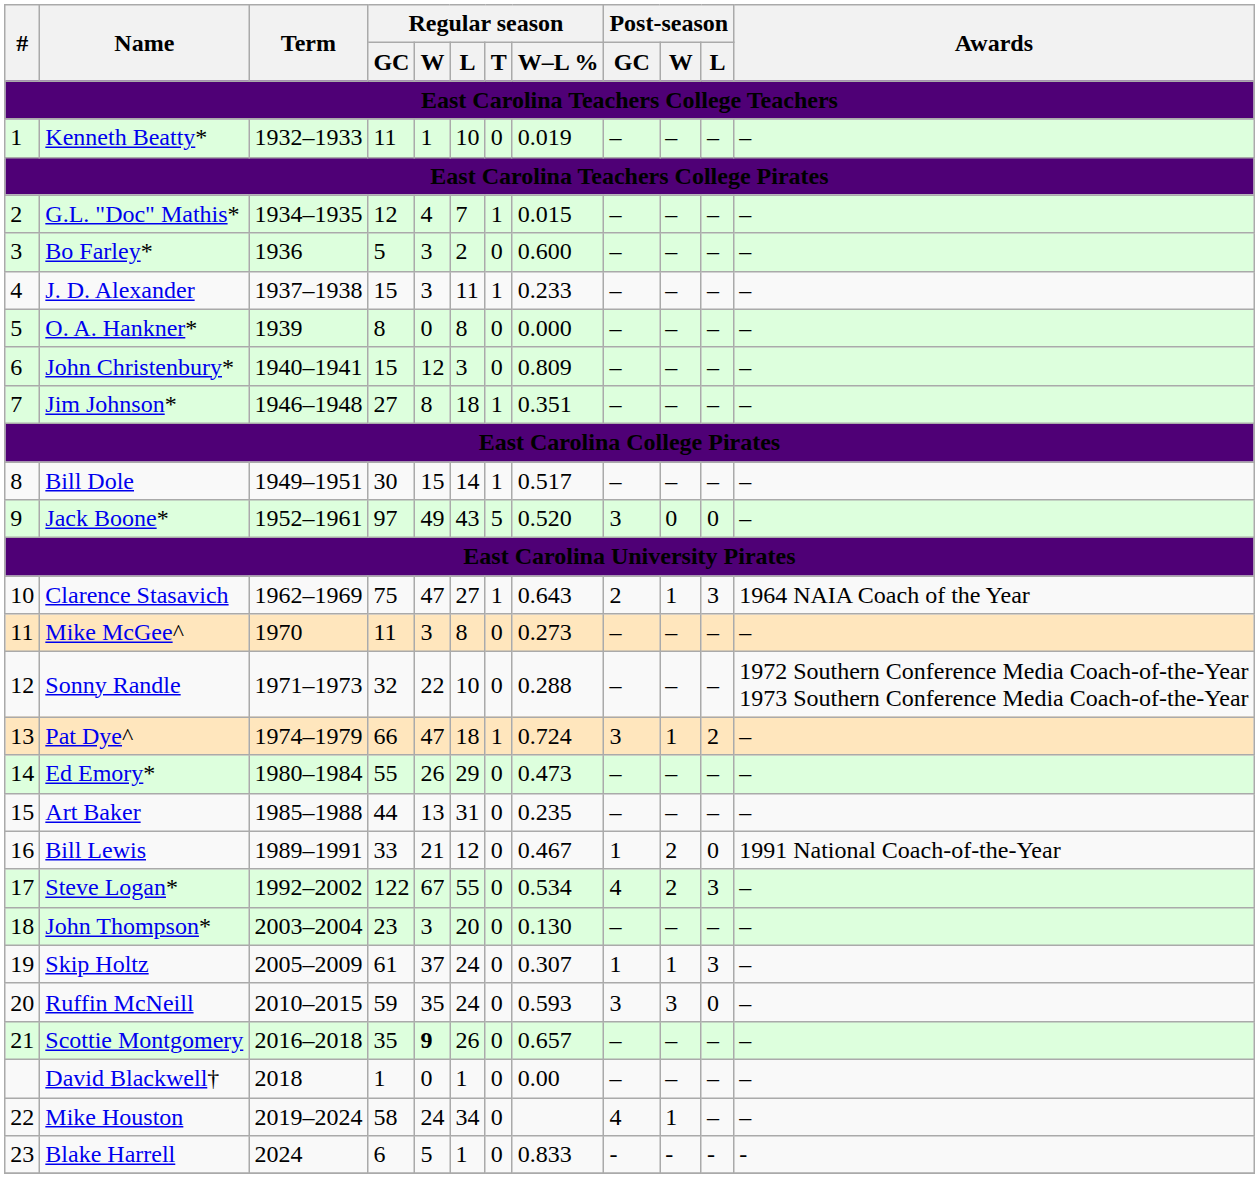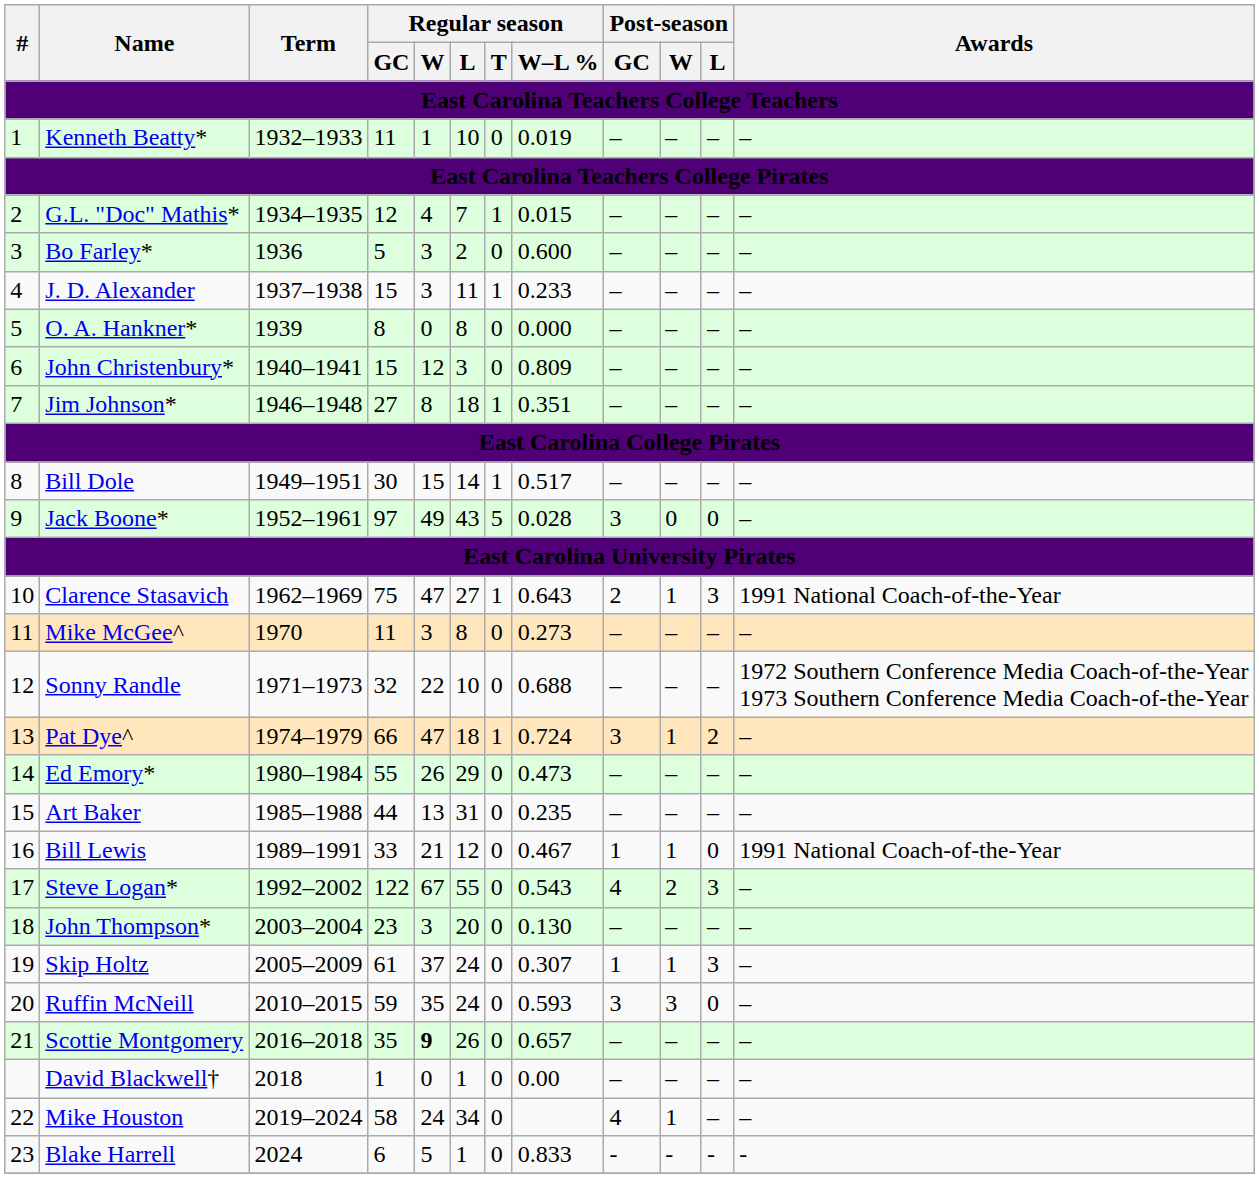(545, 518) 0.520 -> (545, 518) 0.028
(884, 594) 1964 NAIA Coach of the Year -> (900, 594) 1991 National Coach-of-the-Year
(545, 684) 0.288 -> (545, 684) 0.688
(671, 849) 2 -> (671, 849) 1
(545, 887) 0.534 -> (545, 887) 0.543
